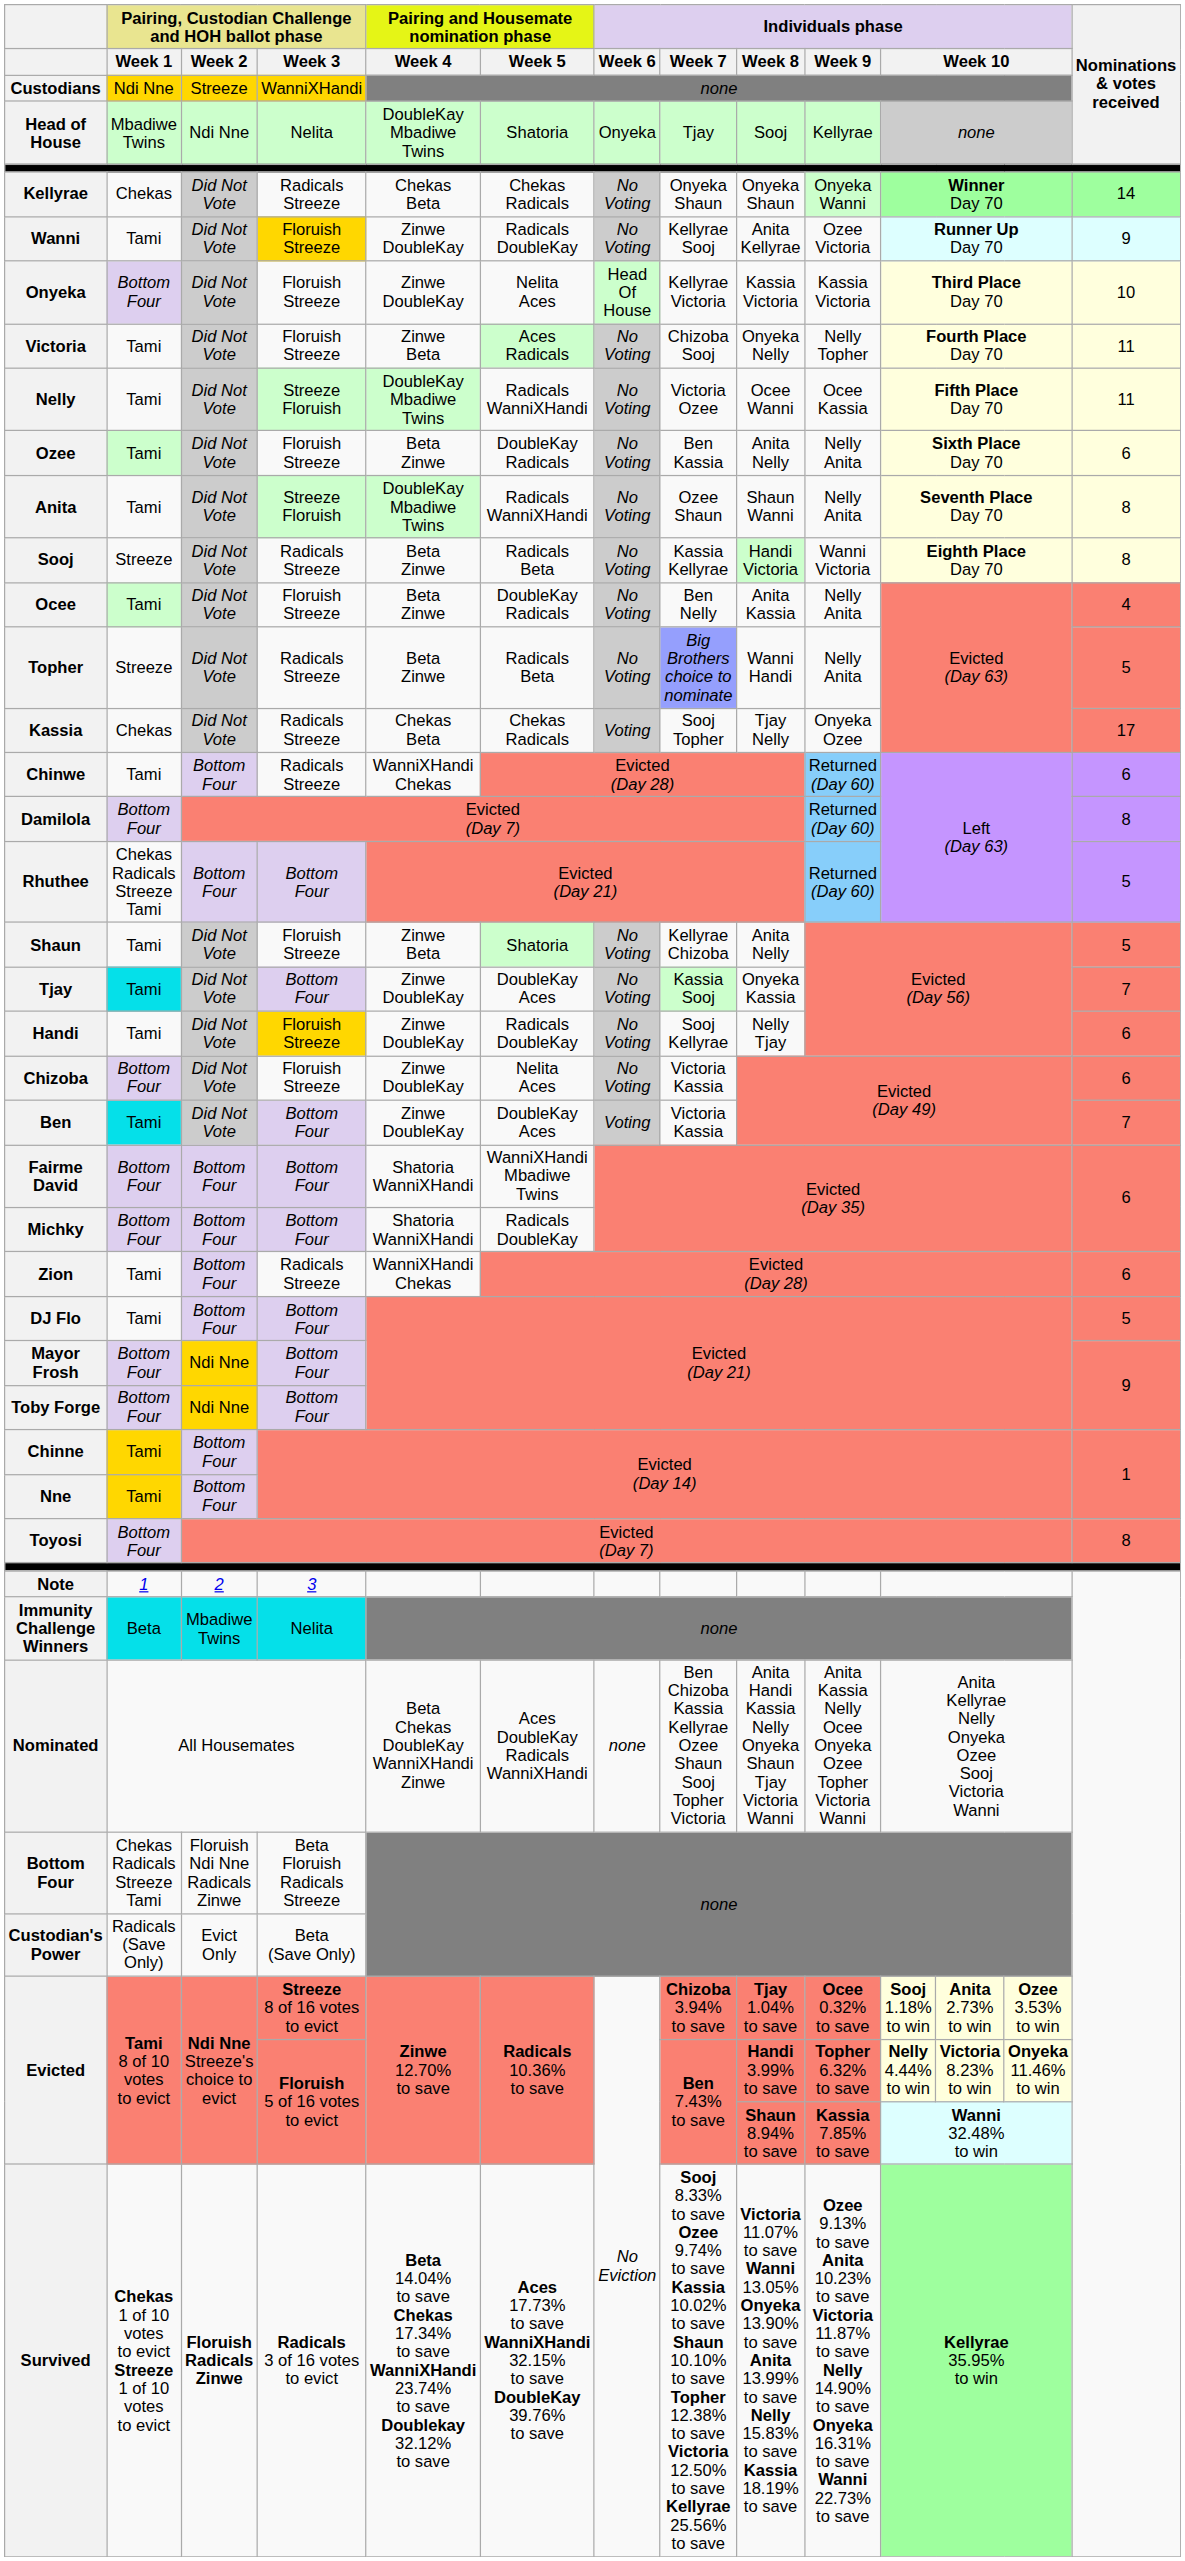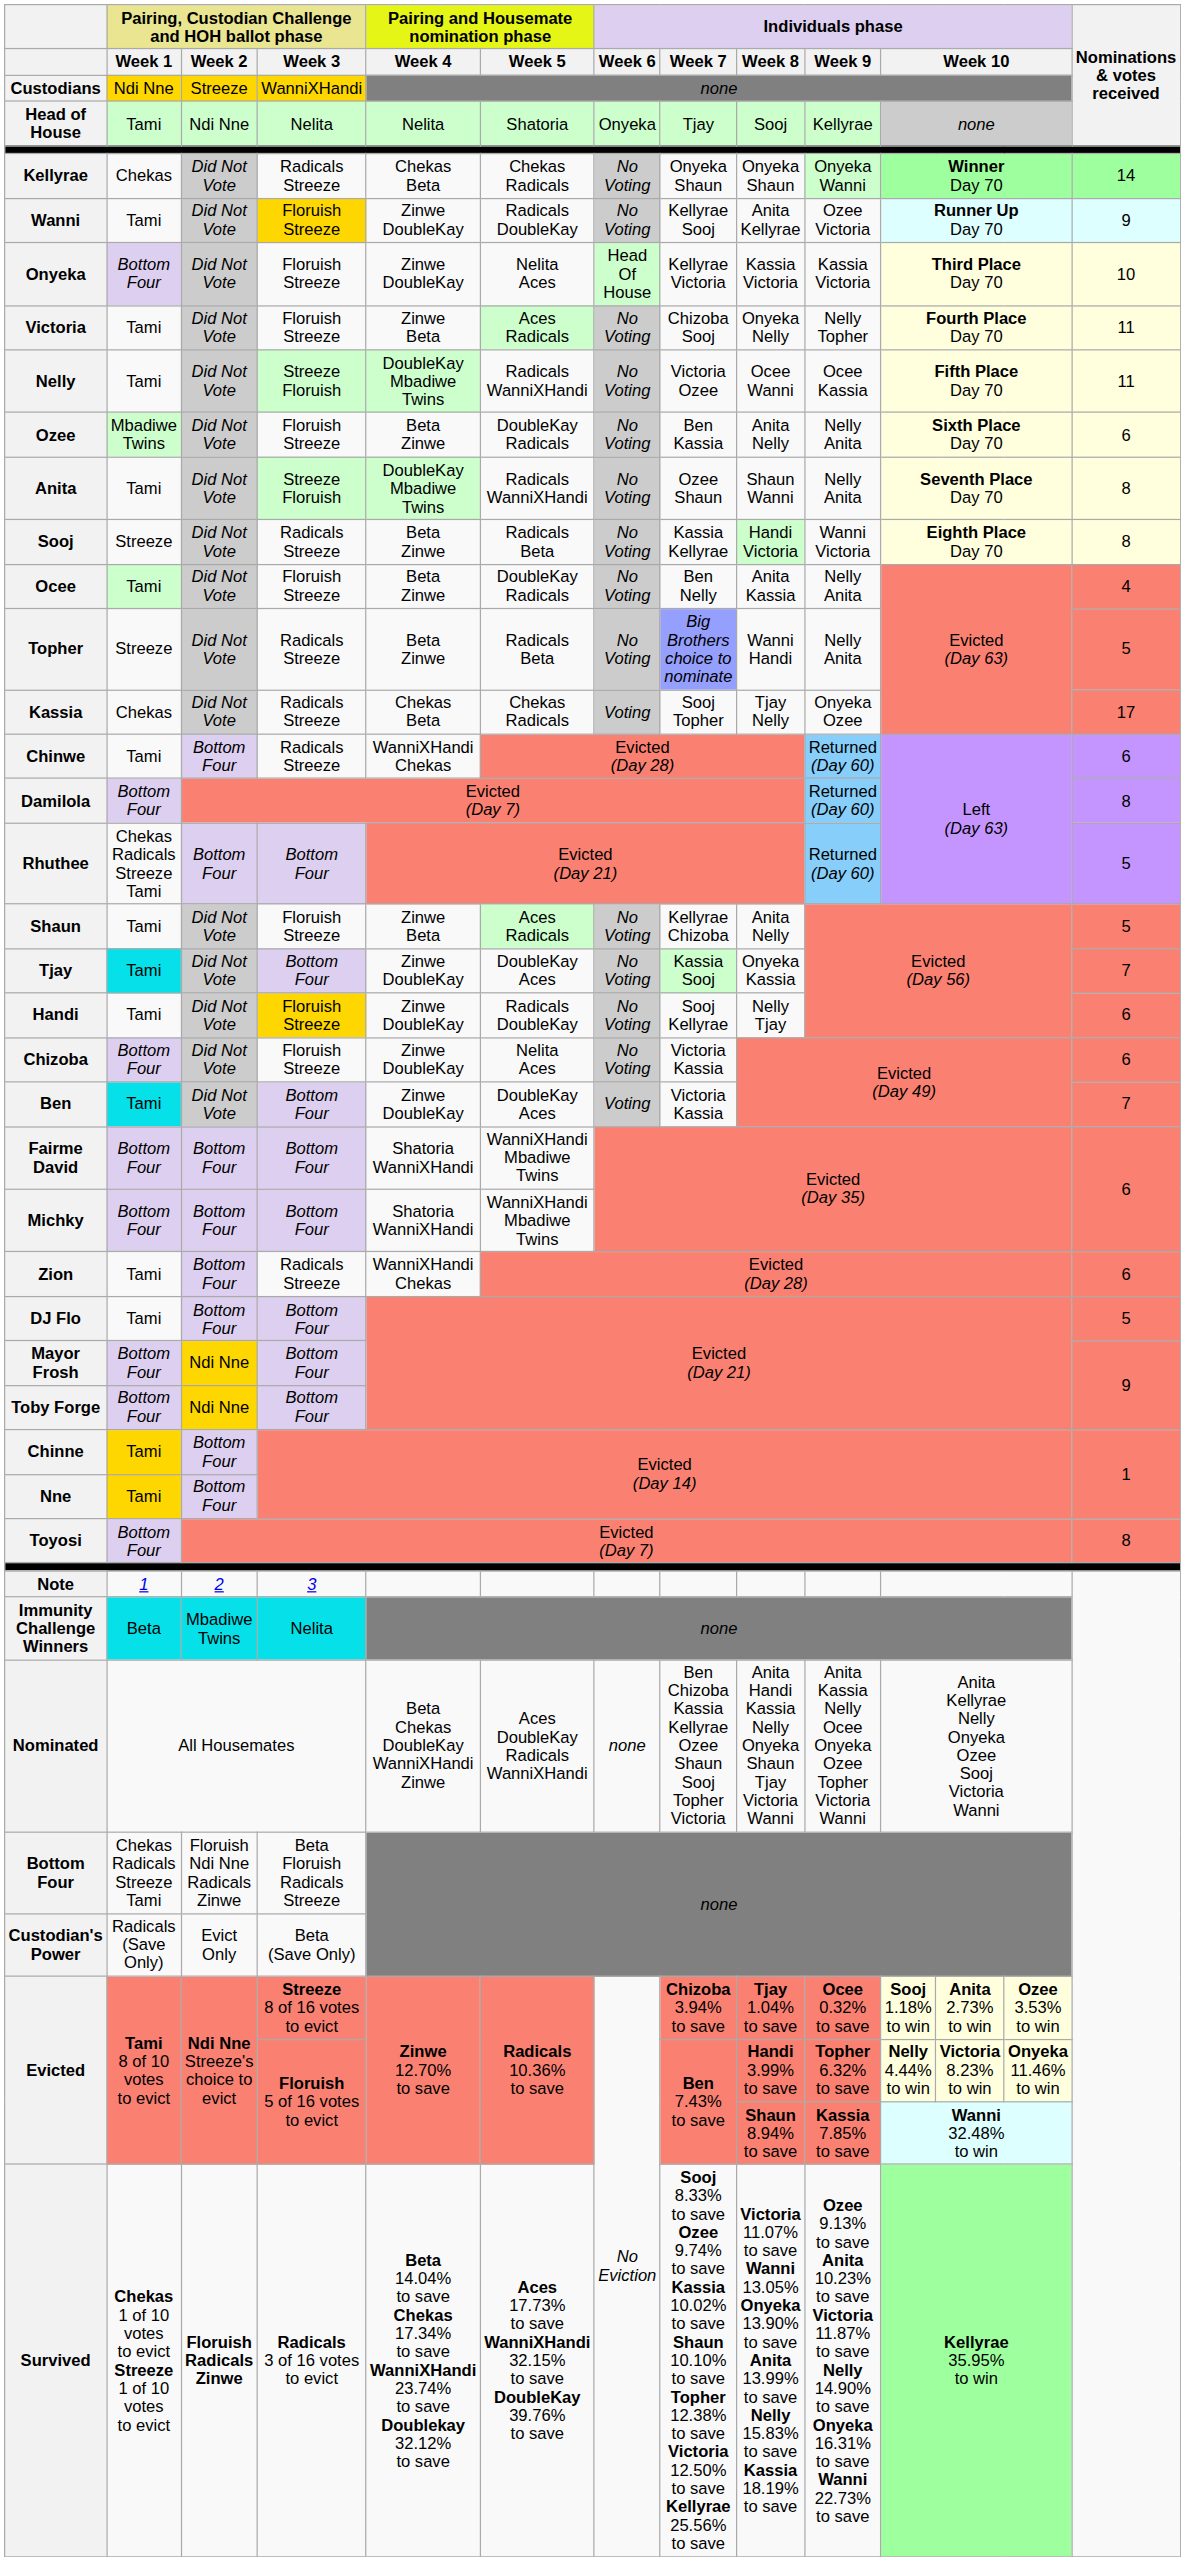(144, 132) Mbadiwe Twins -> (144, 123) Tami
(423, 132) DoubleKay Mbadiwe Twins -> (423, 123) Nelita
(144, 453) Tami -> (144, 434) Mbadiwe Twins
(537, 944) Shatoria -> (537, 926) Aces Radicals
(537, 1229) Radicals DoubleKay -> (537, 1220) WanniXHandi Mbadiwe Twins
